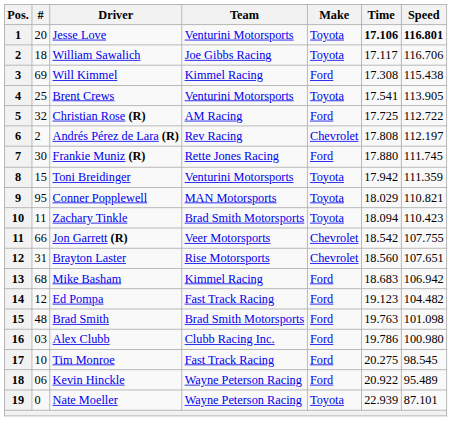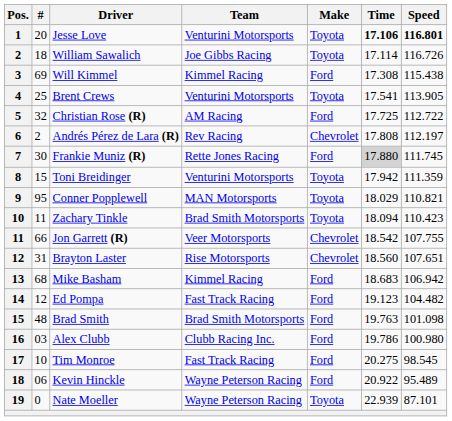(381, 55) 17.117 -> (381, 55) 17.114
(424, 55) 116.706 -> (424, 55) 116.726
(381, 156) no background -> (381, 156) lightgrey background
